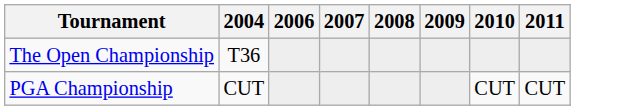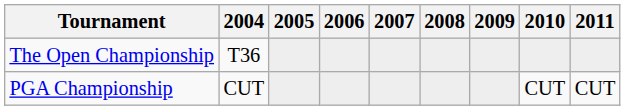+ column: (294, 21)
